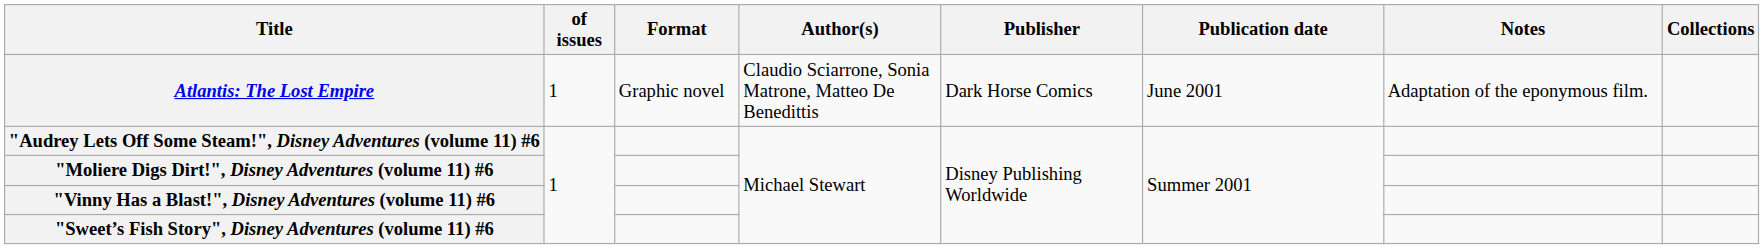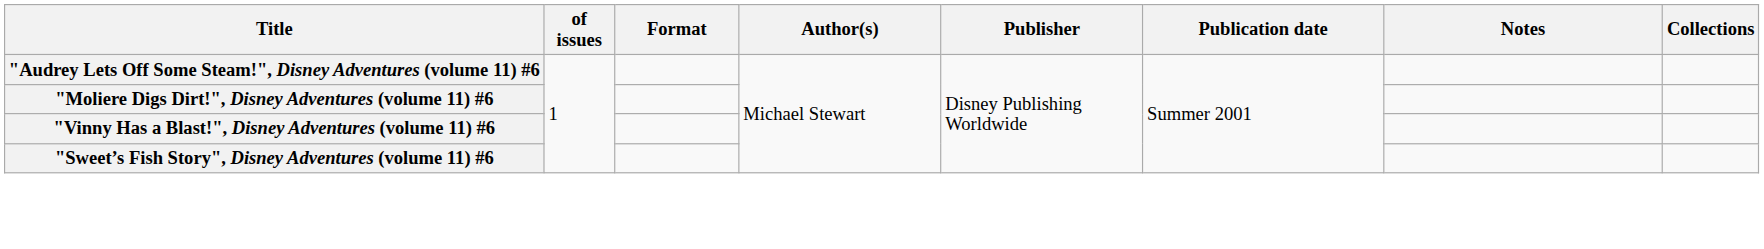- row: (274, 90)
